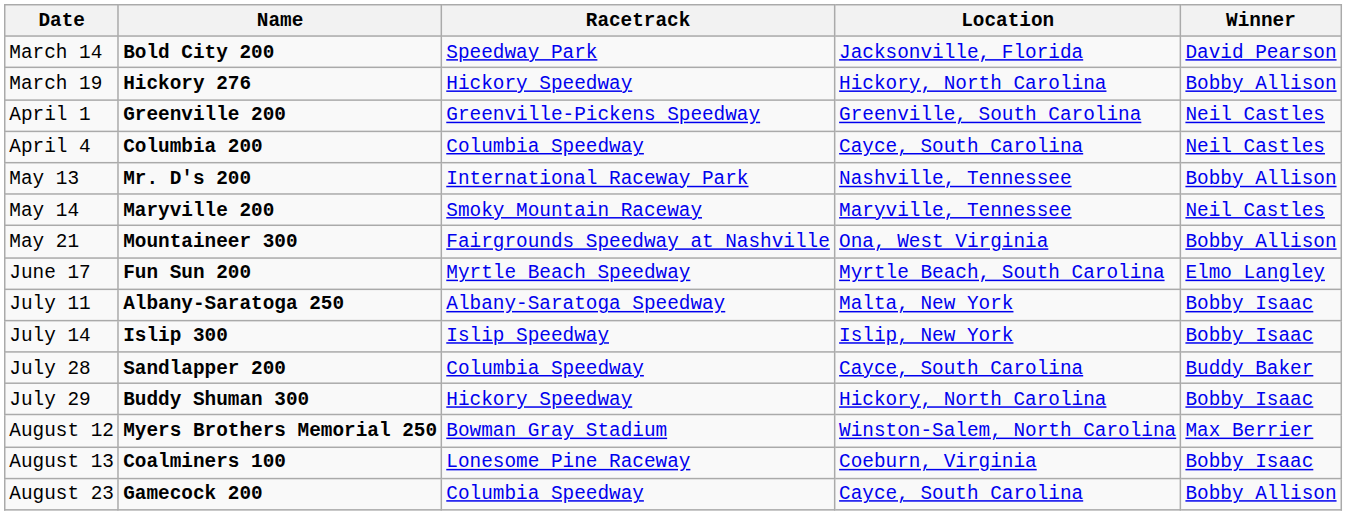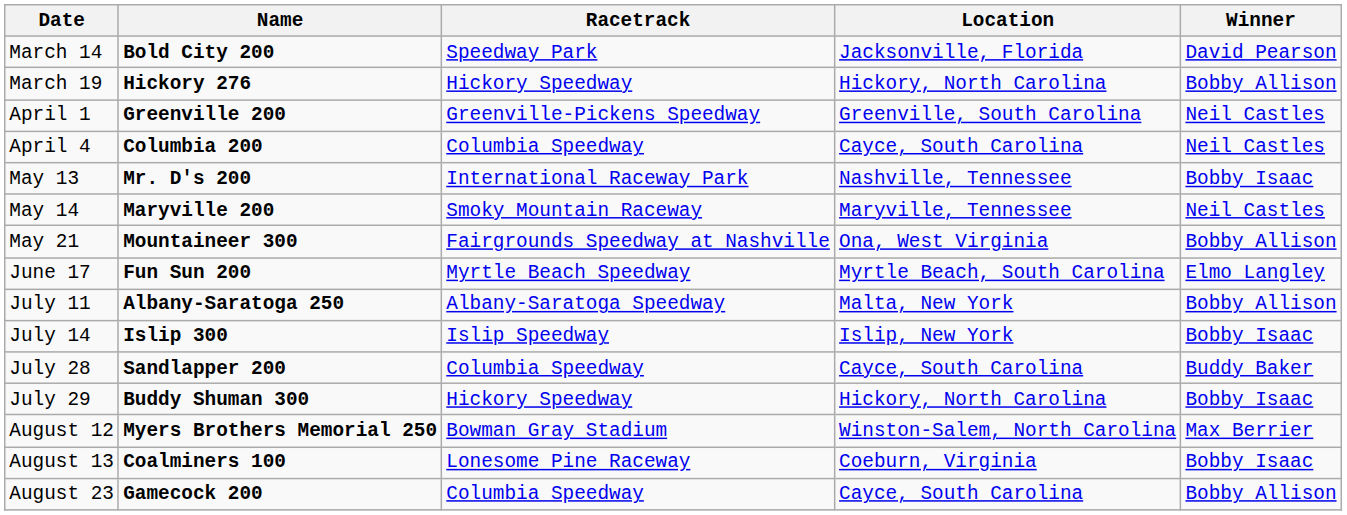(1261, 178) Bobby Allison -> (1249, 178) Bobby Isaac
(1249, 305) Bobby Isaac -> (1261, 305) Bobby Allison
